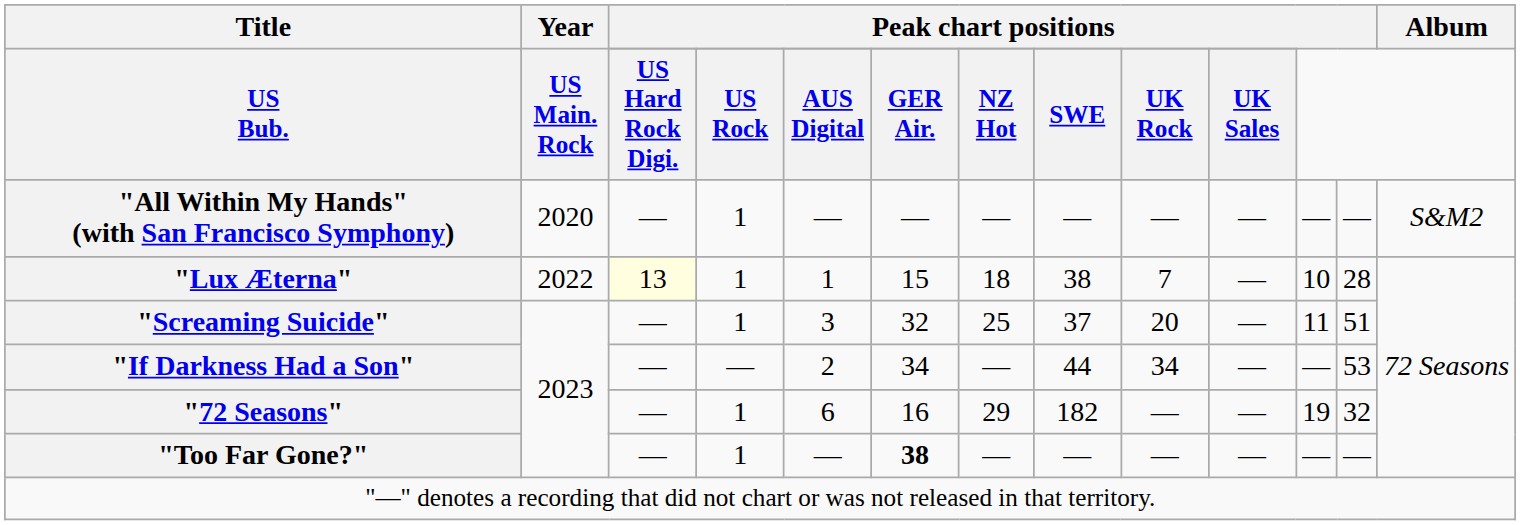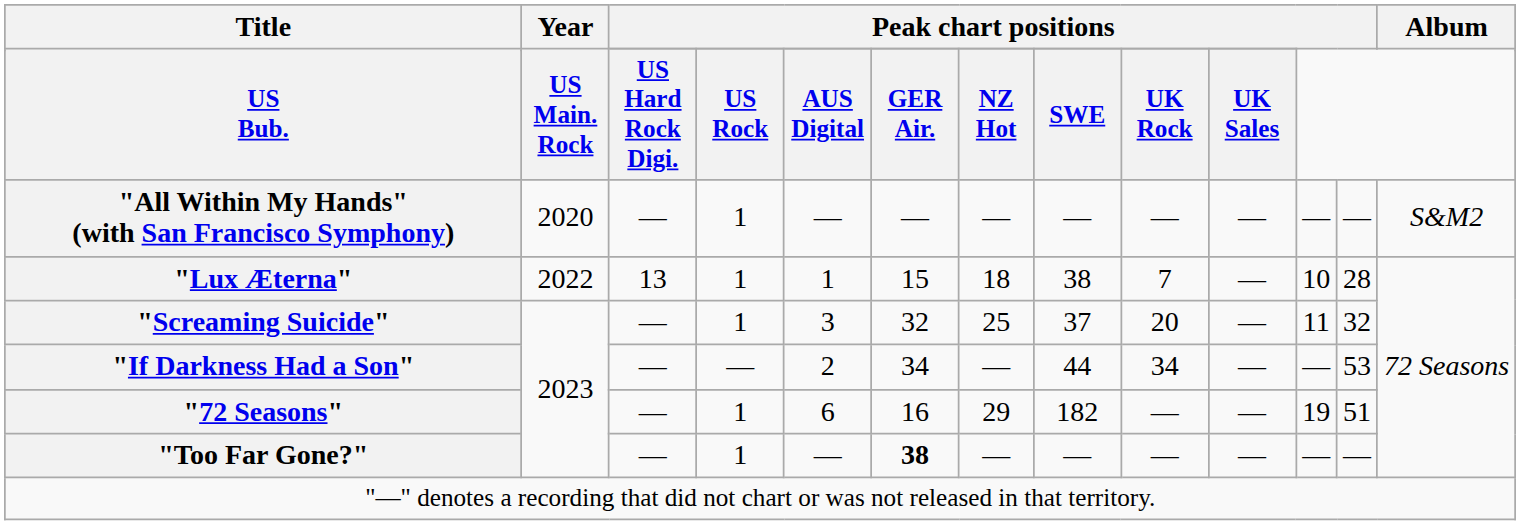(653, 277) lightyellow background -> (653, 277) no background
(1357, 322) 51 -> (1357, 322) 32
(1357, 411) 32 -> (1357, 411) 51
